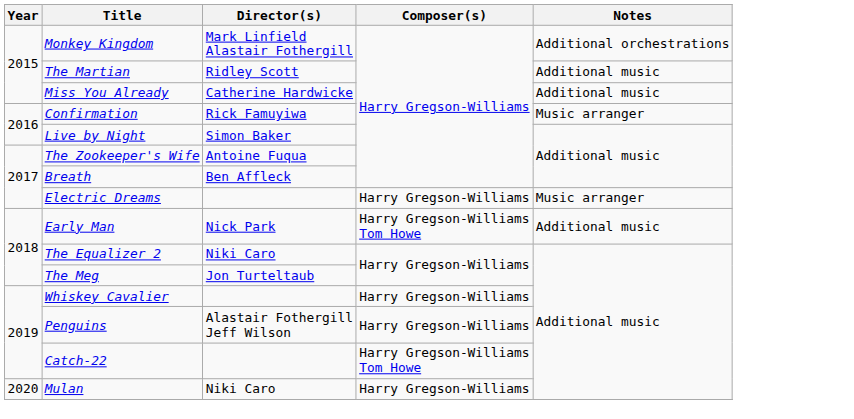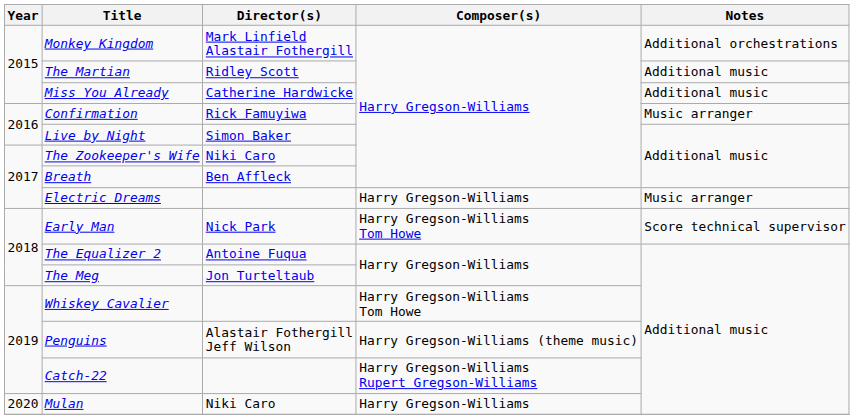(256, 156) Antoine Fuqua -> (241, 156) Niki Caro
(598, 226) Additional music -> (745, 226) Score technical supervisor
(241, 254) Niki Caro -> (256, 254) Antoine Fuqua
(444, 296) Harry Gregson-Williams -> (444, 304) Harry Gregson-Williams Tom Howe
(444, 325) Harry Gregson-Williams -> (499, 340) Harry Gregson-Williams (theme music)
(444, 361) Harry Gregson-Williams Tom Howe -> (448, 375) Harry Gregson-Williams Rupert Gregson-Williams
